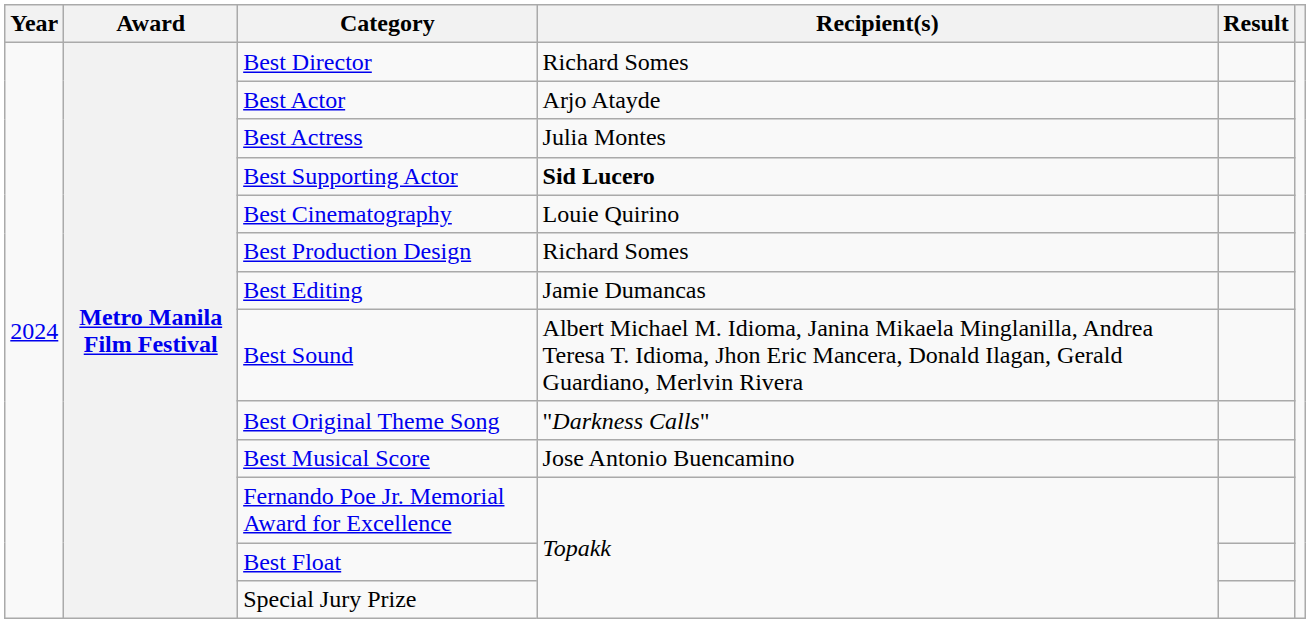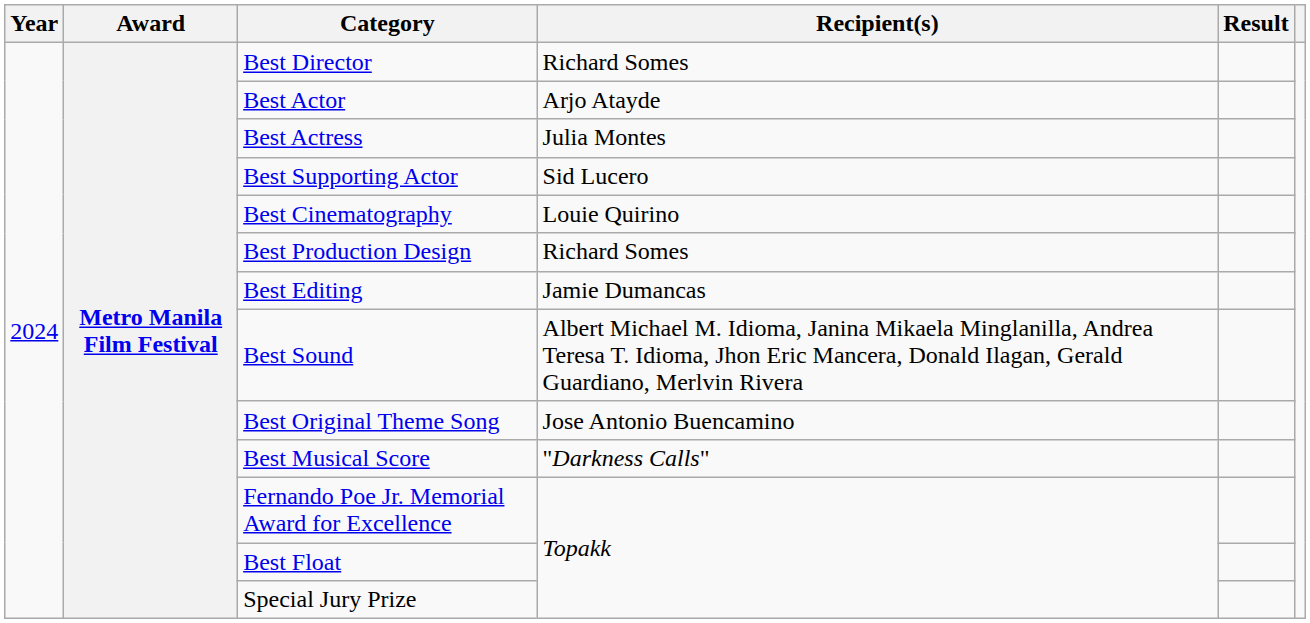(599, 175) bold -> (596, 175) normal
(626, 420) "Darkness Calls" -> (669, 420) Jose Antonio Buencamino
(669, 458) Jose Antonio Buencamino -> (626, 458) "Darkness Calls"
